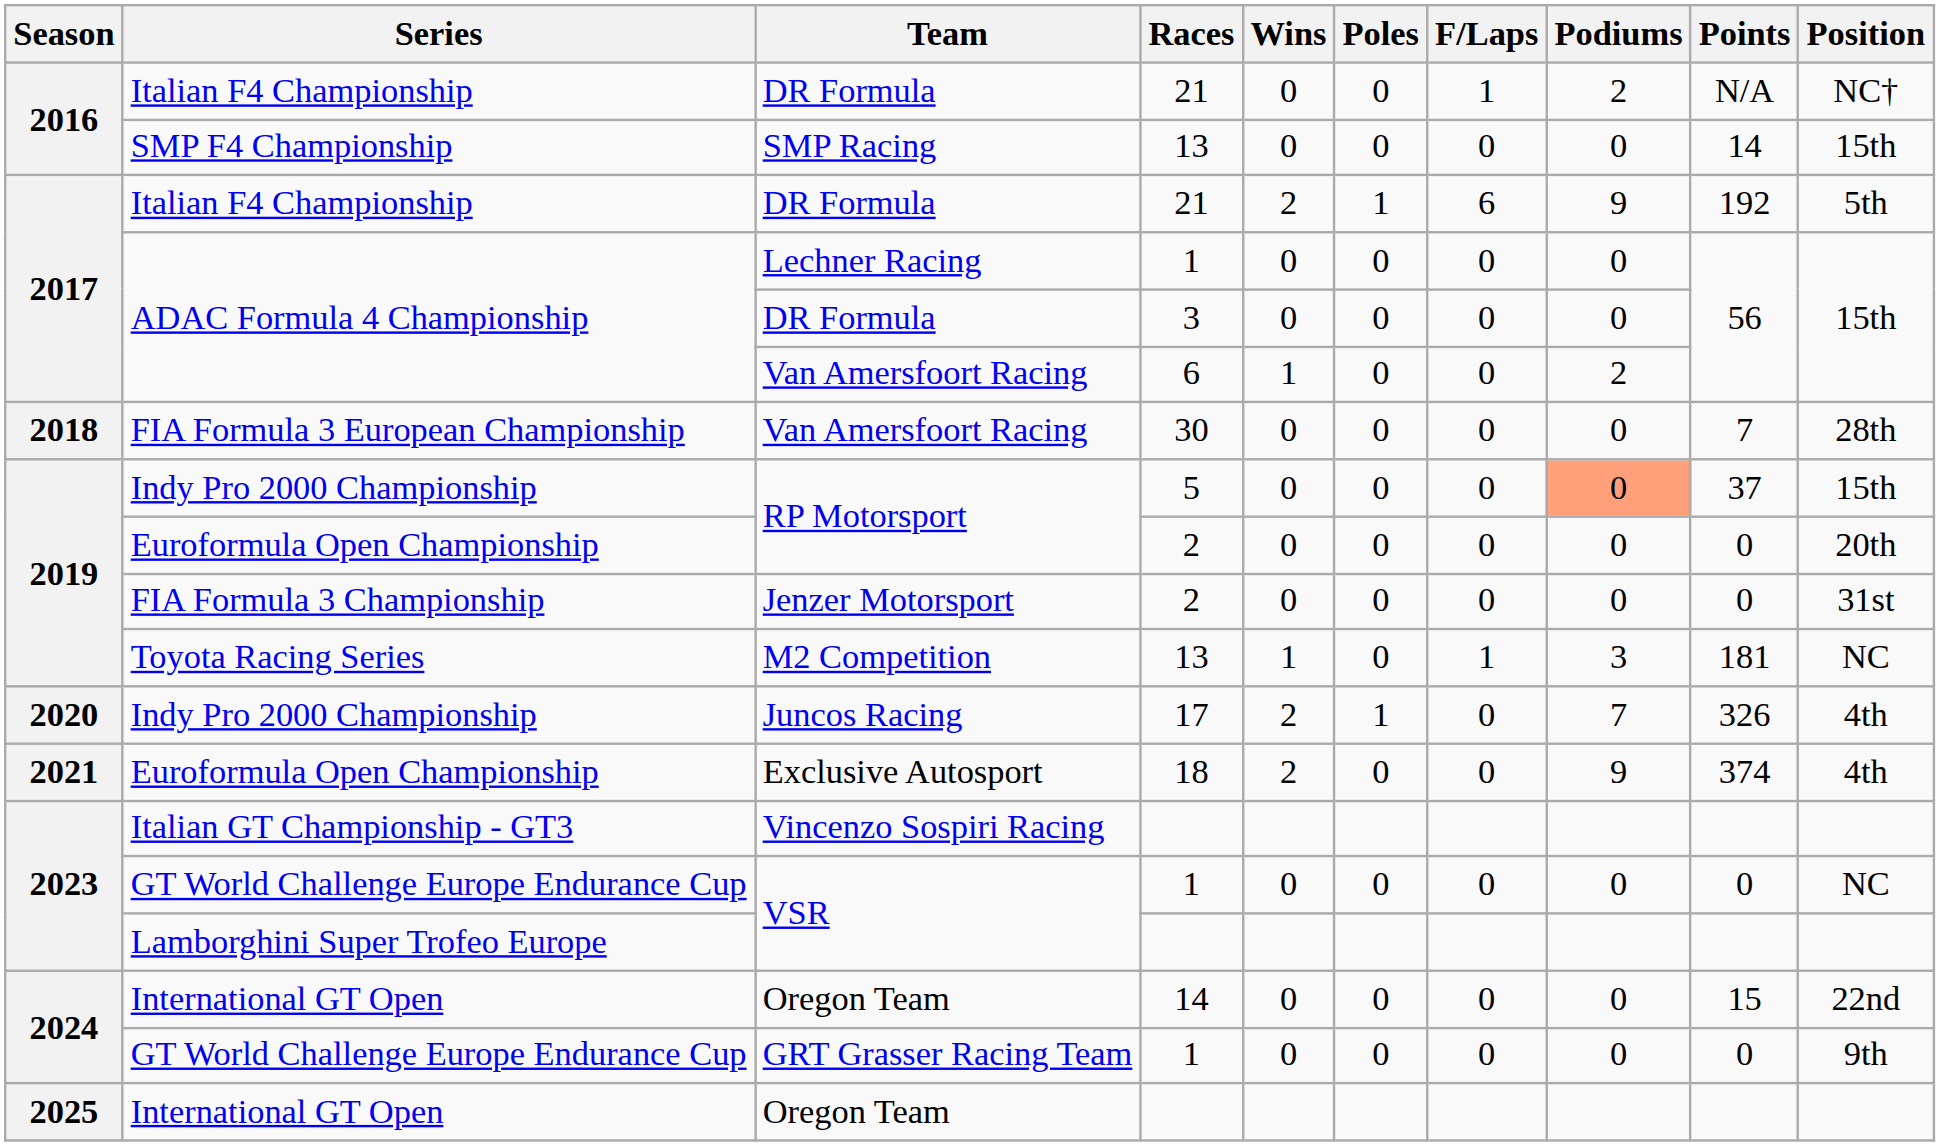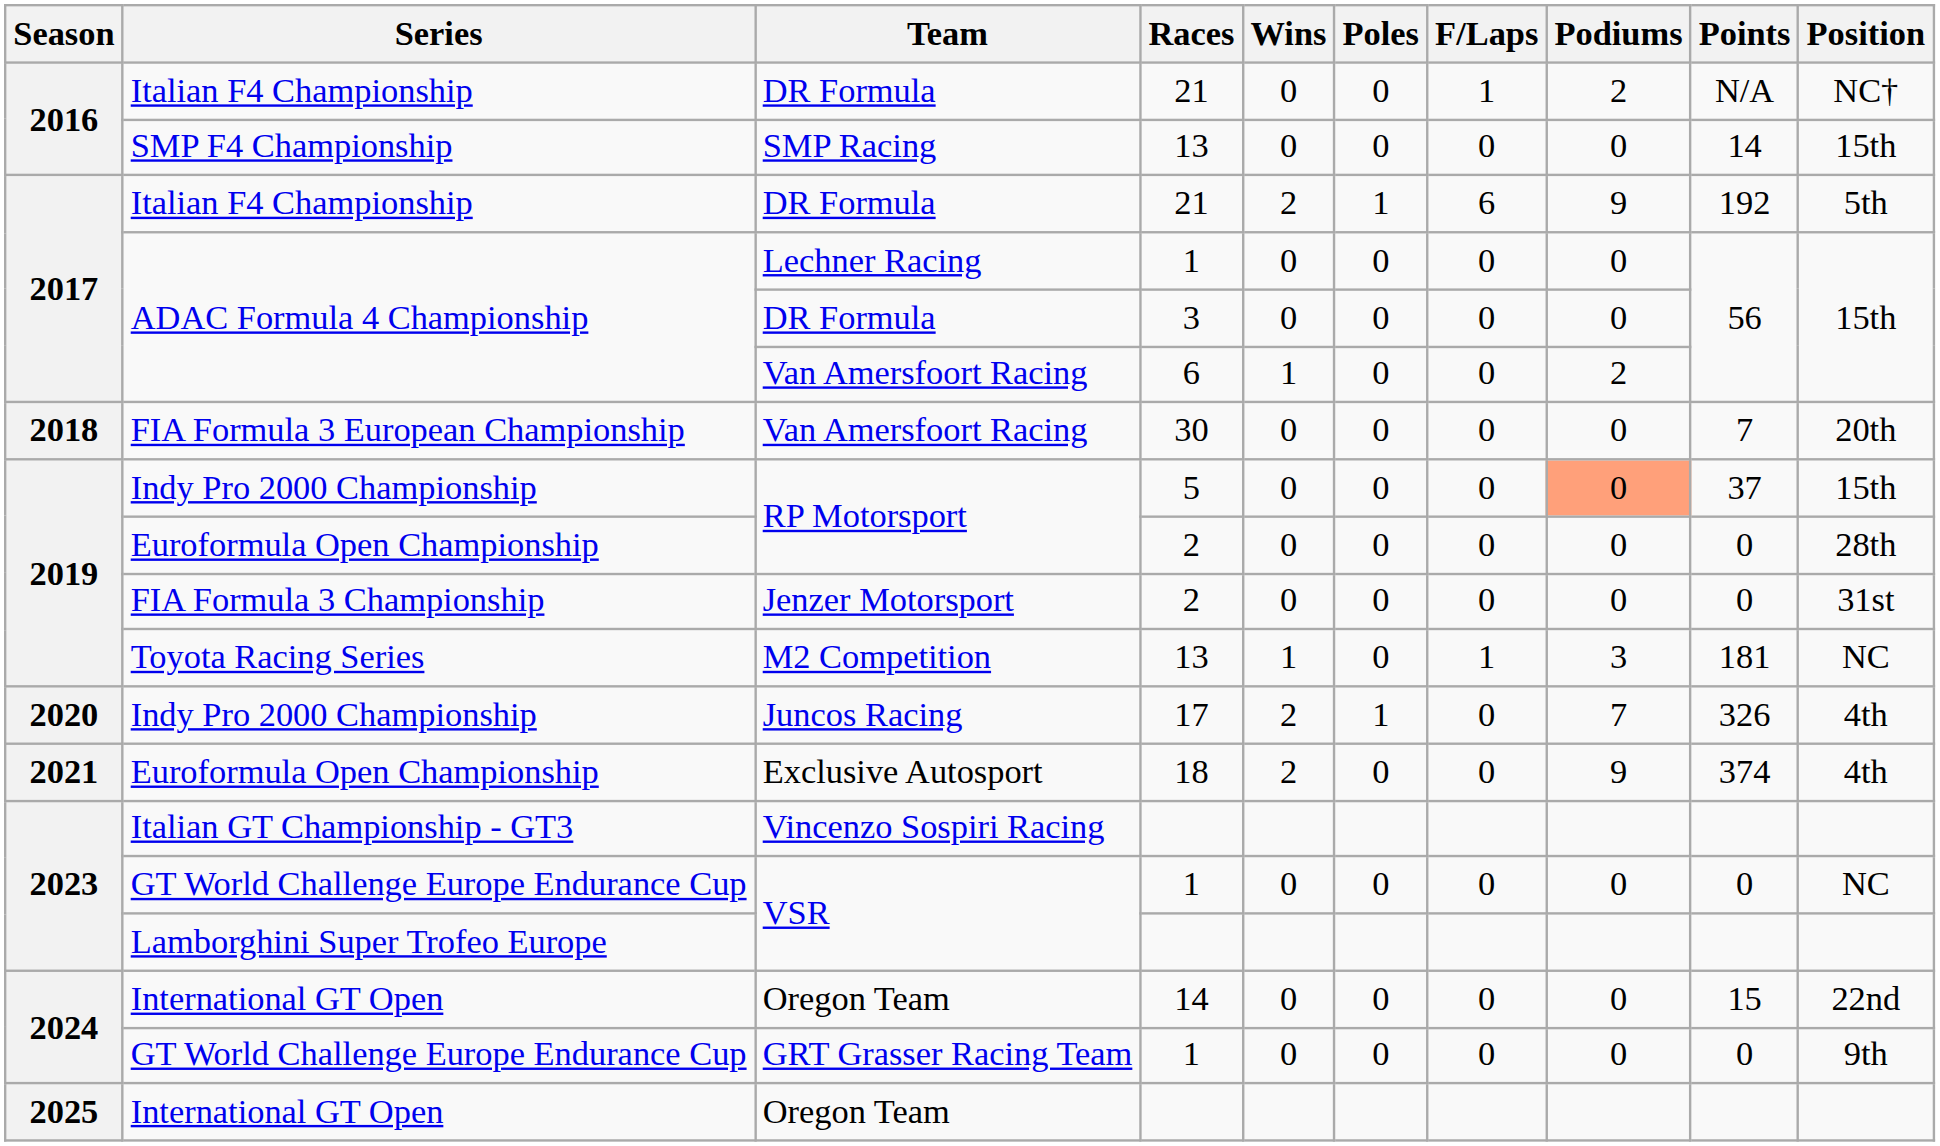(1866, 430) 28th -> (1866, 430) 20th
(1866, 544) 20th -> (1866, 544) 28th
